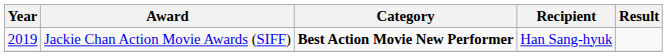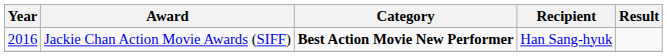(23, 39) 2019 -> (23, 39) 2016
